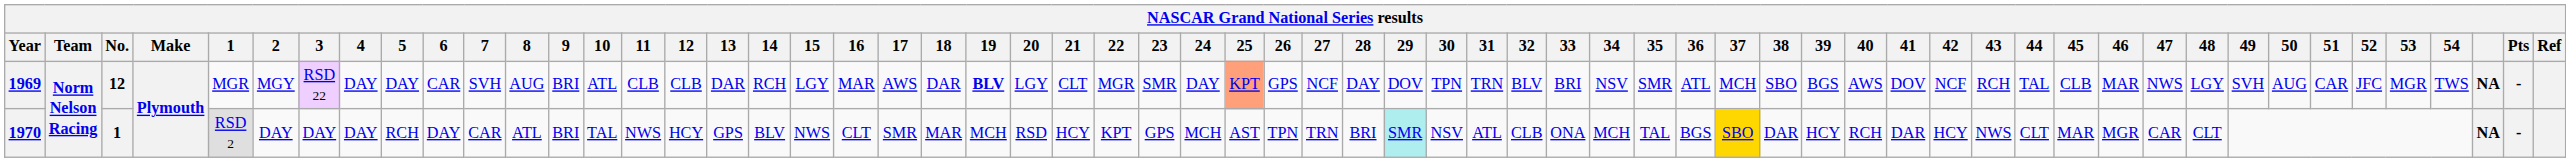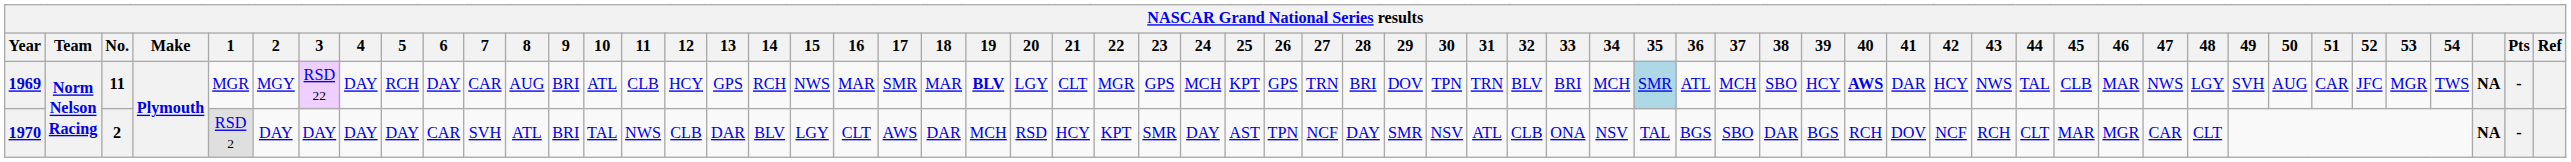(117, 84) 12 -> (117, 84) 11
(402, 84) DAY -> (402, 84) RCH
(444, 84) CAR -> (444, 84) DAY
(485, 84) SVH -> (485, 84) CAR
(686, 84) CLB -> (686, 84) HCY
(728, 84) DAR -> (728, 84) GPS
(812, 84) LGY -> (812, 84) NWS
(900, 84) AWS -> (900, 84) SMR
(944, 84) DAR -> (944, 84) MAR
(1160, 84) SMR -> (1160, 84) GPS
(1203, 84) DAY -> (1203, 84) MCH
(1244, 84) lightsalmon background -> (1244, 84) no background
(1322, 84) NCF -> (1322, 84) TRN
(1363, 84) DAY -> (1363, 84) BRI
(1612, 84) NSV -> (1612, 84) MCH
(1655, 84) no background -> (1655, 84) lightblue background
(1823, 84) BGS -> (1823, 84) HCY
(1865, 84) normal -> (1866, 84) bold
(1908, 84) DOV -> (1909, 84) DAR
(1951, 84) NCF -> (1951, 84) HCY
(1993, 84) RCH -> (1994, 84) NWS
(117, 133) 1 -> (117, 133) 2
(402, 133) RCH -> (402, 133) DAY
(444, 133) DAY -> (444, 133) CAR
(485, 133) CAR -> (485, 133) SVH
(686, 133) HCY -> (686, 133) CLB
(728, 133) GPS -> (728, 133) DAR
(812, 133) NWS -> (812, 133) LGY
(900, 133) SMR -> (900, 133) AWS
(944, 133) MAR -> (944, 133) DAR
(1160, 133) GPS -> (1160, 133) SMR
(1203, 133) MCH -> (1203, 133) DAY
(1322, 133) TRN -> (1322, 133) NCF
(1363, 133) BRI -> (1363, 133) DAY
(1405, 133) paleturquoise background -> (1405, 133) no background
(1612, 133) MCH -> (1612, 133) NSV
(1738, 133) gold background -> (1738, 133) no background
(1823, 133) HCY -> (1823, 133) BGS
(1908, 133) DAR -> (1909, 133) DOV
(1951, 133) HCY -> (1951, 133) NCF
(1993, 133) NWS -> (1994, 133) RCH
